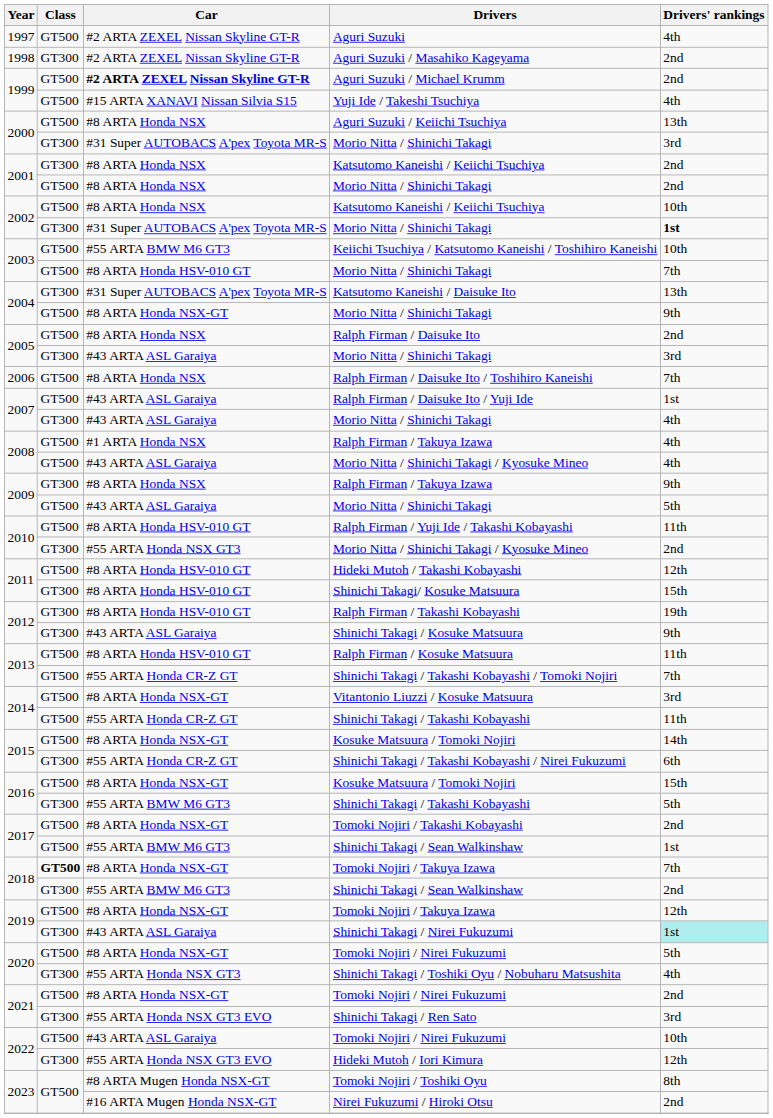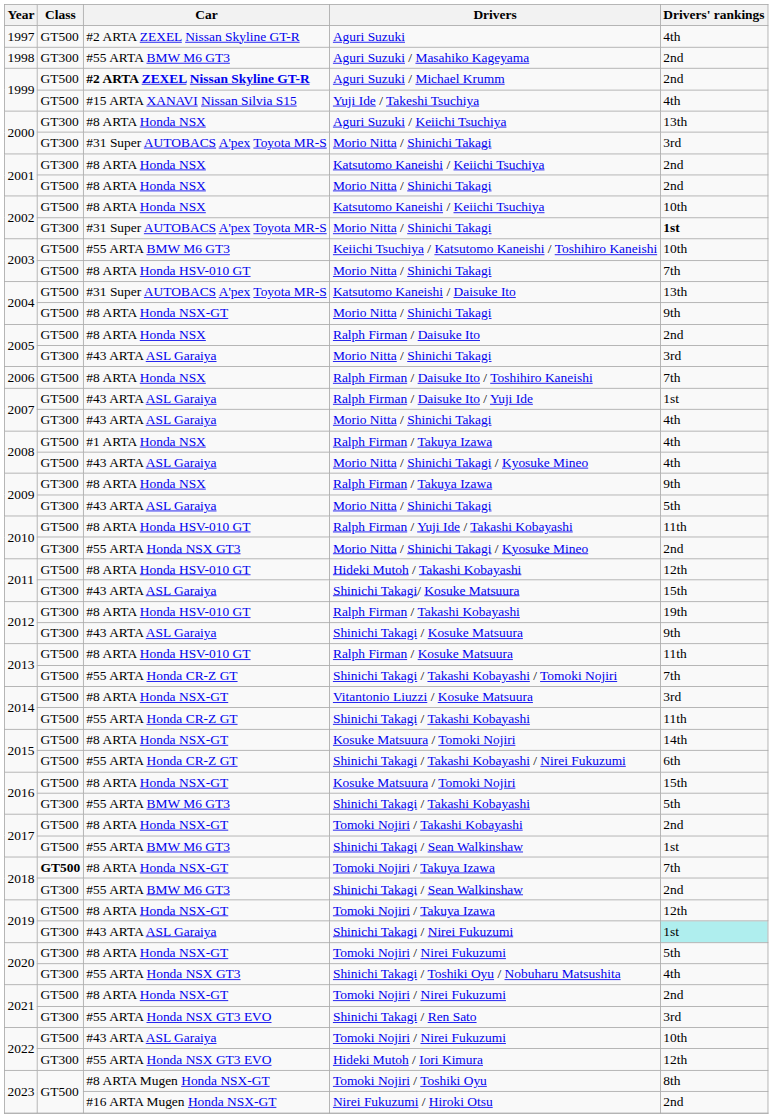(193, 57) #2 ARTA ZEXEL Nissan Skyline GT-R -> (158, 57) #55 ARTA BMW M6 GT3
(60, 121) GT500 -> (60, 121) GT300
(60, 292) GT300 -> (60, 292) GT500
(60, 505) GT500 -> (60, 505) GT300
(168, 590) #8 ARTA Honda HSV-010 GT -> (151, 590) #43 ARTA ASL Garaiya
(60, 761) GT300 -> (60, 761) GT500
(60, 953) GT500 -> (60, 953) GT300
